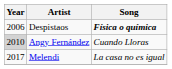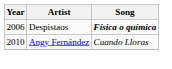(16, 42) lightgrey background -> (16, 42) no background
- row: (44, 57)
